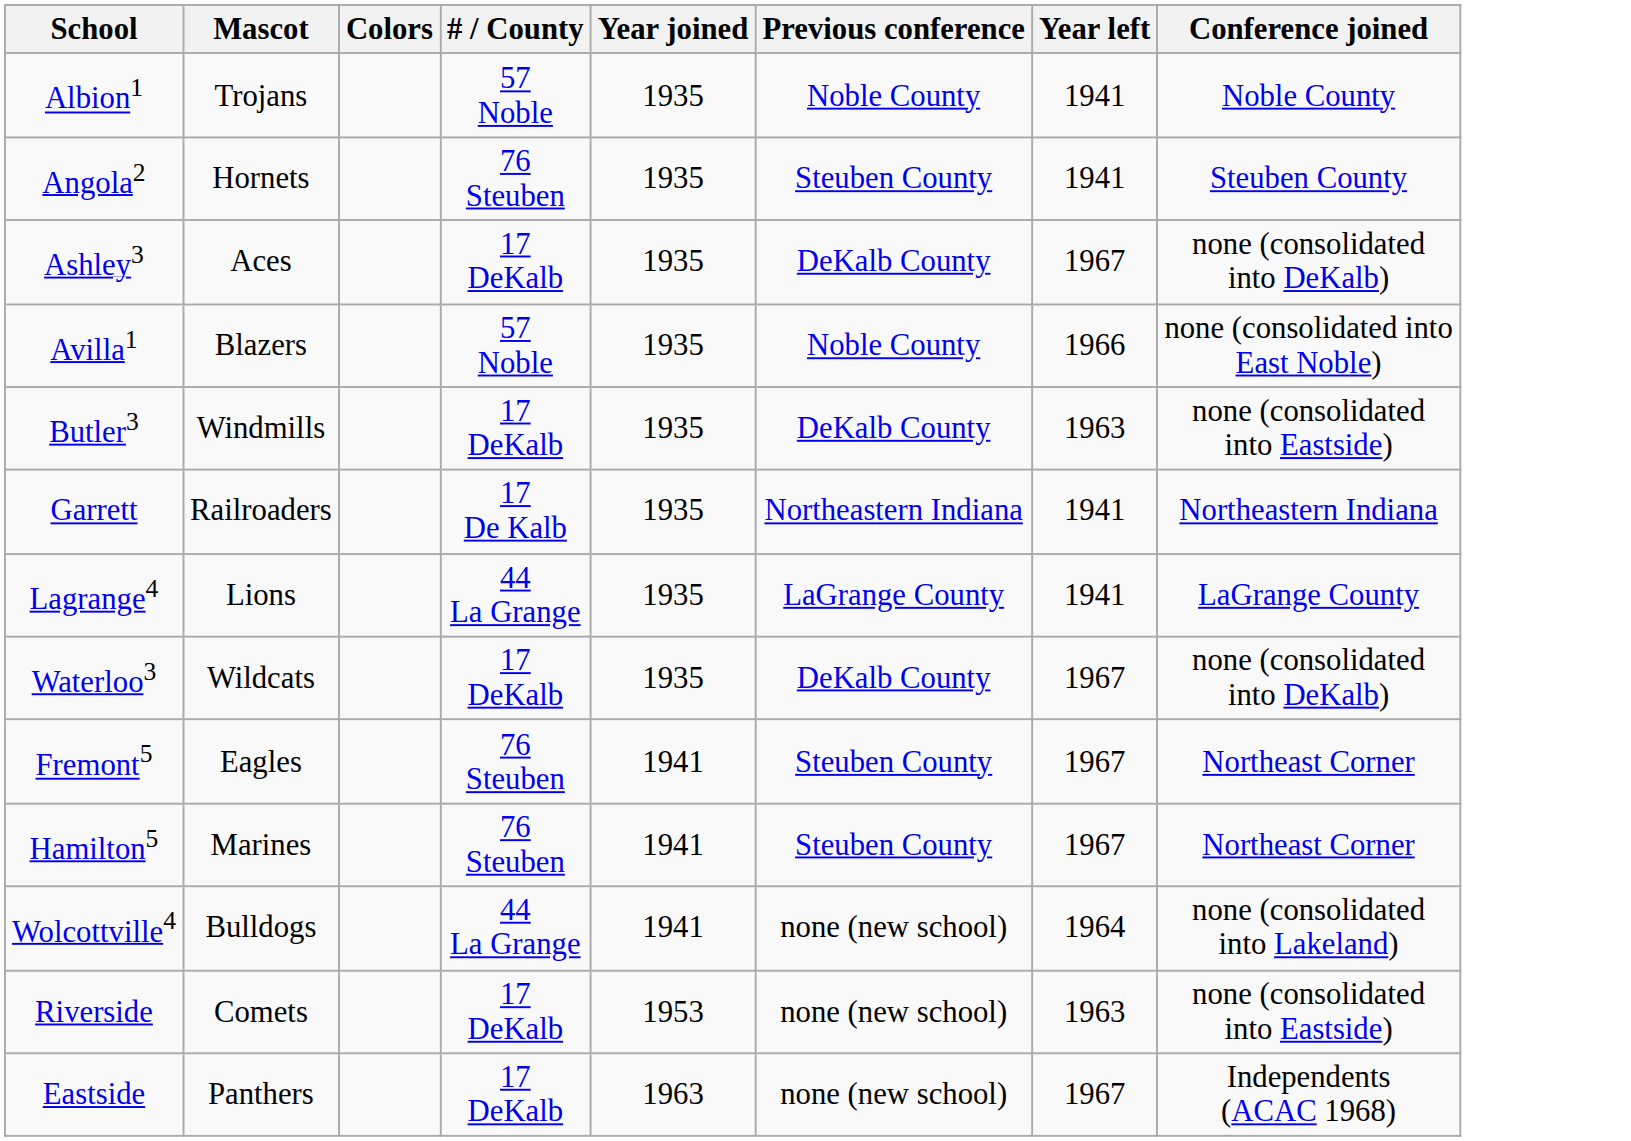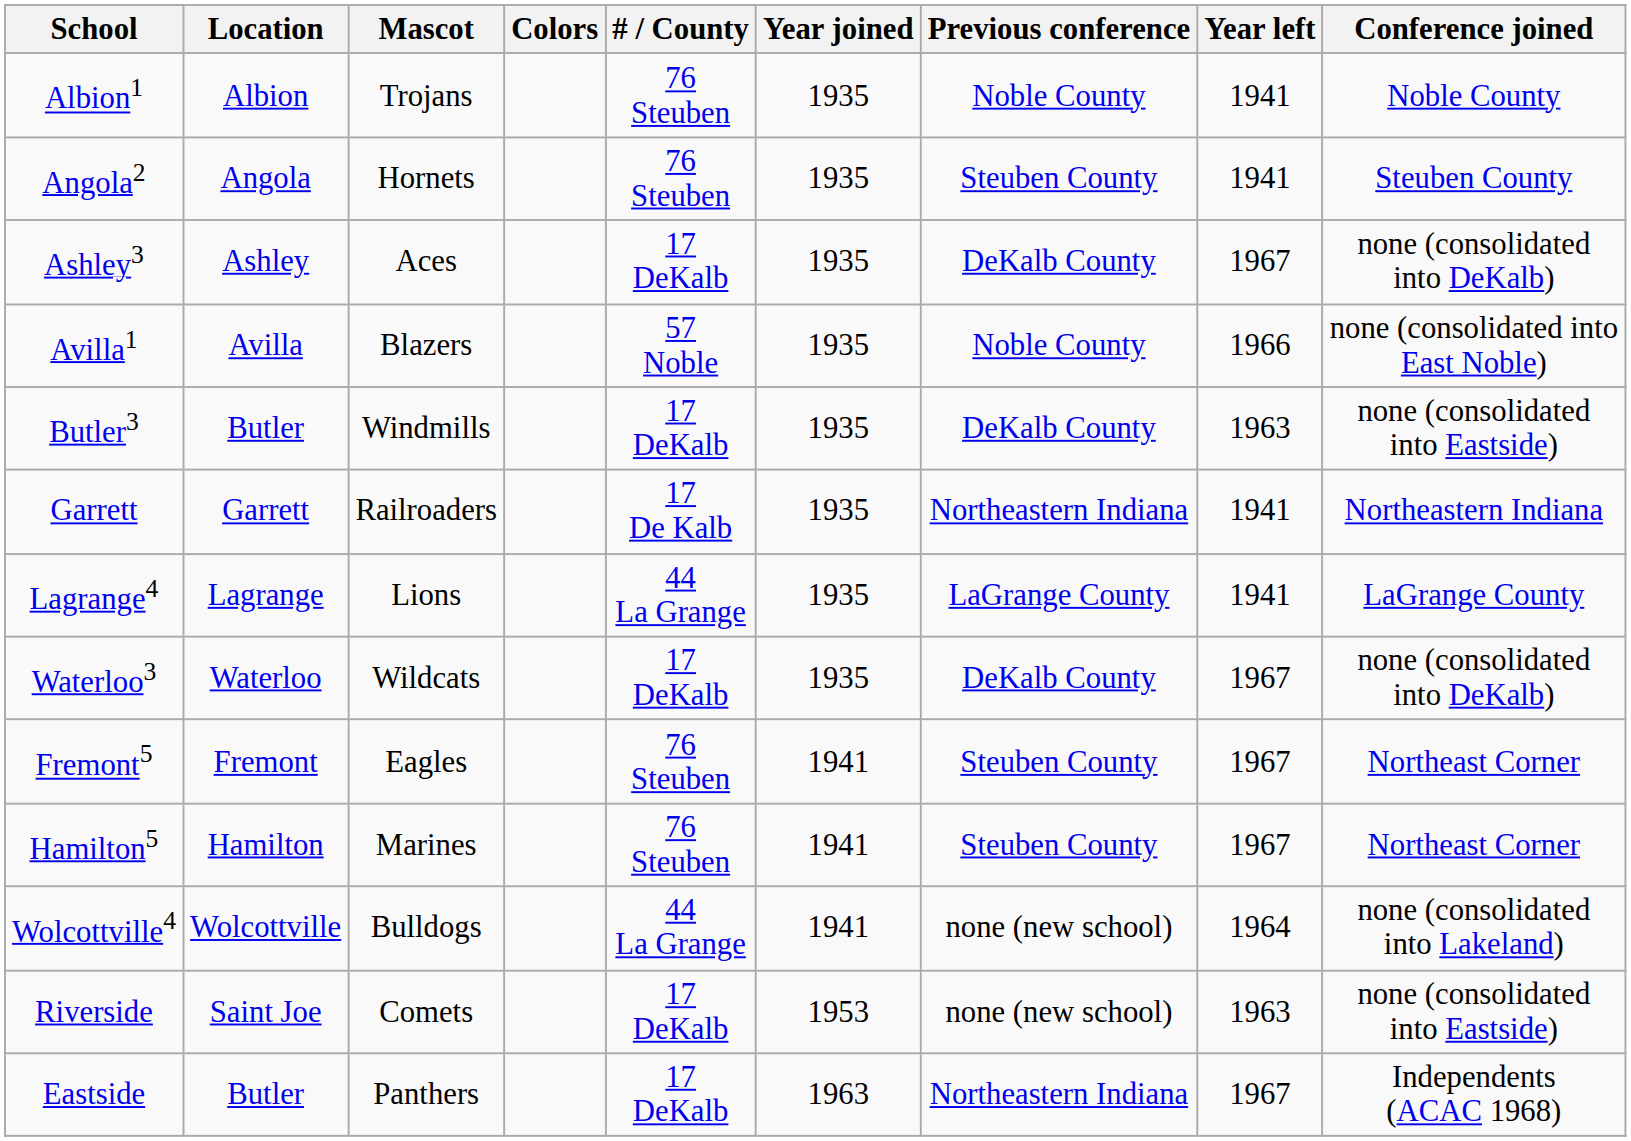+ column: (266, 28)
(515, 94) 57 Noble -> (681, 94) 76 Steuben
(894, 1094) none (new school) -> (1059, 1094) Northeastern Indiana
